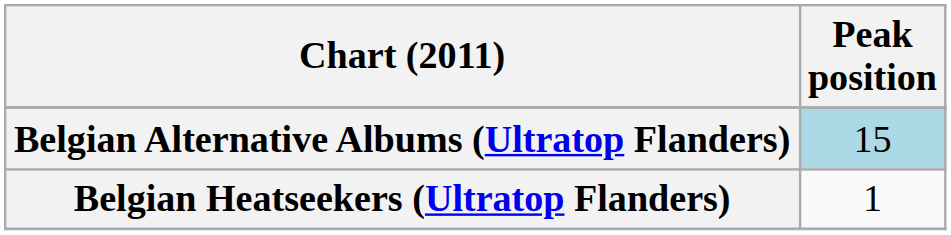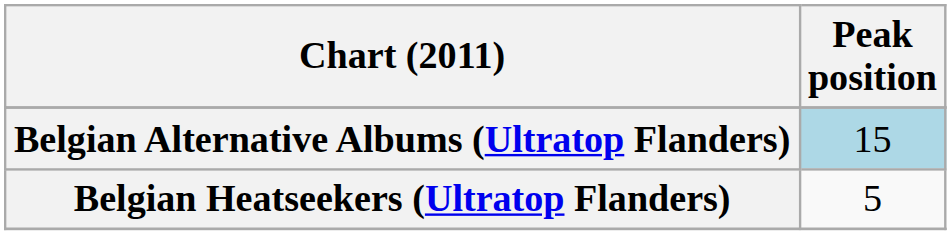(872, 198) 1 -> (872, 198) 5
